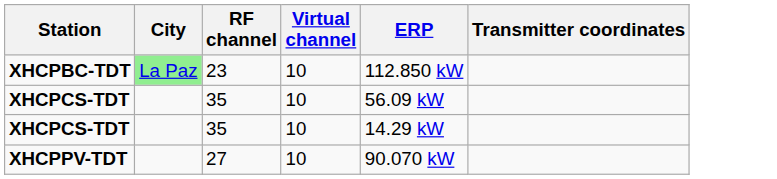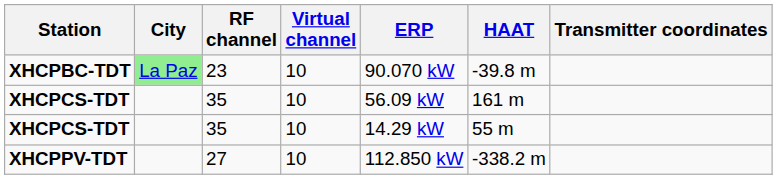+ column: (509, 29)
(414, 70) 112.850 kW -> (410, 70) 90.070 kW
(410, 159) 90.070 kW -> (414, 159) 112.850 kW
